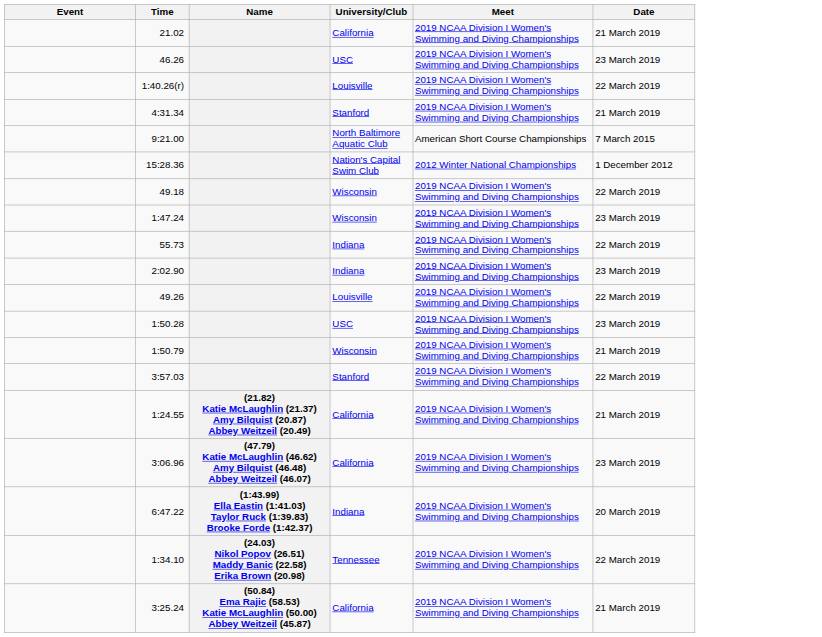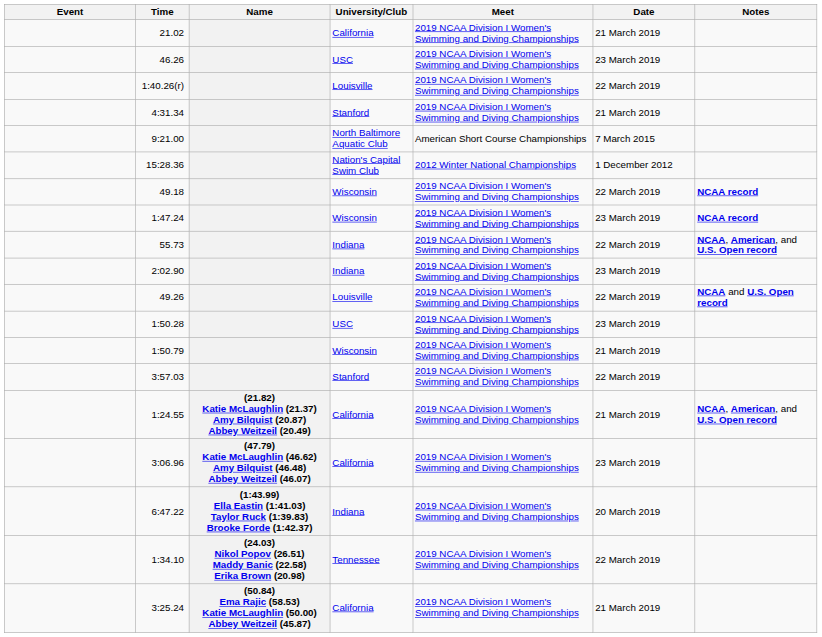+ column: (756, 12)
